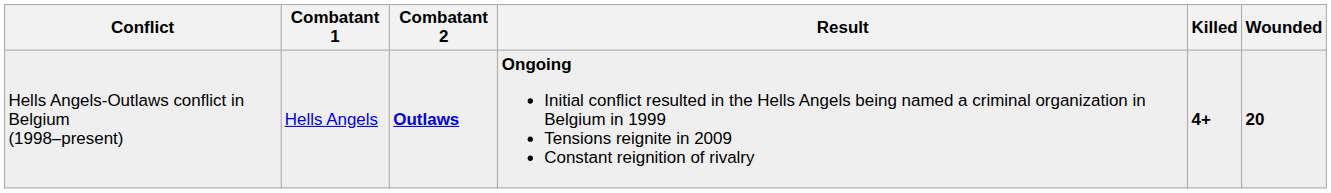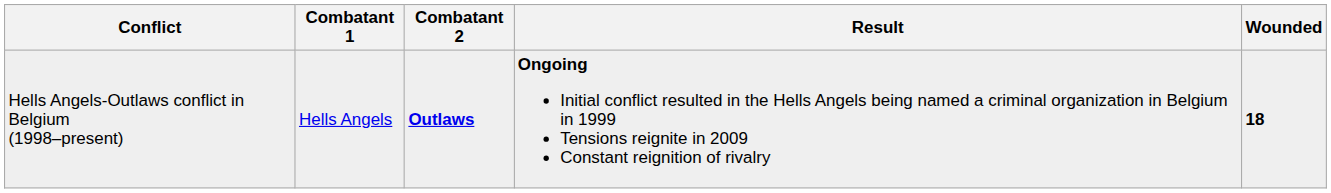- column: (1215, 27)
(1255, 119) 20 -> (1255, 119) 18
